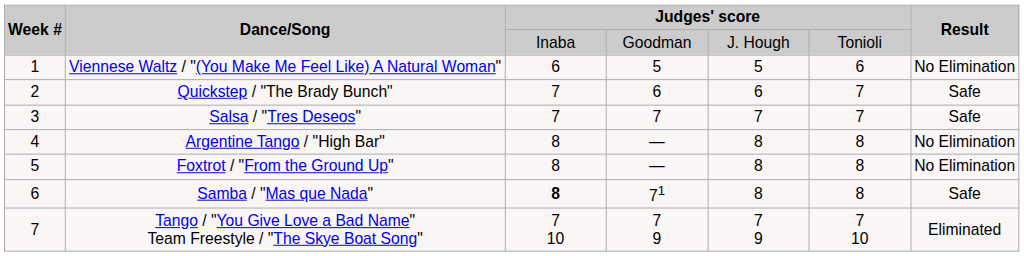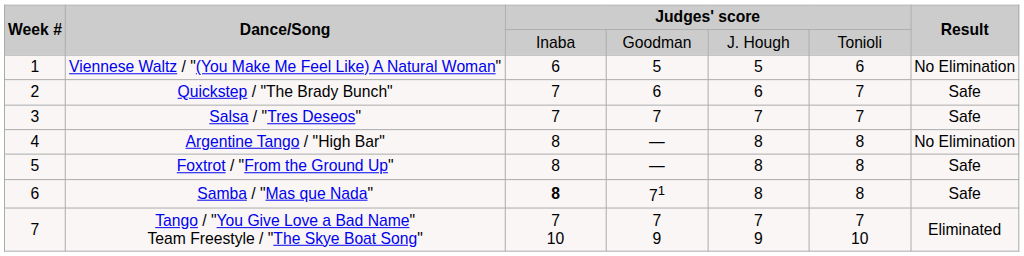(965, 166) No Elimination -> (965, 166) Safe
